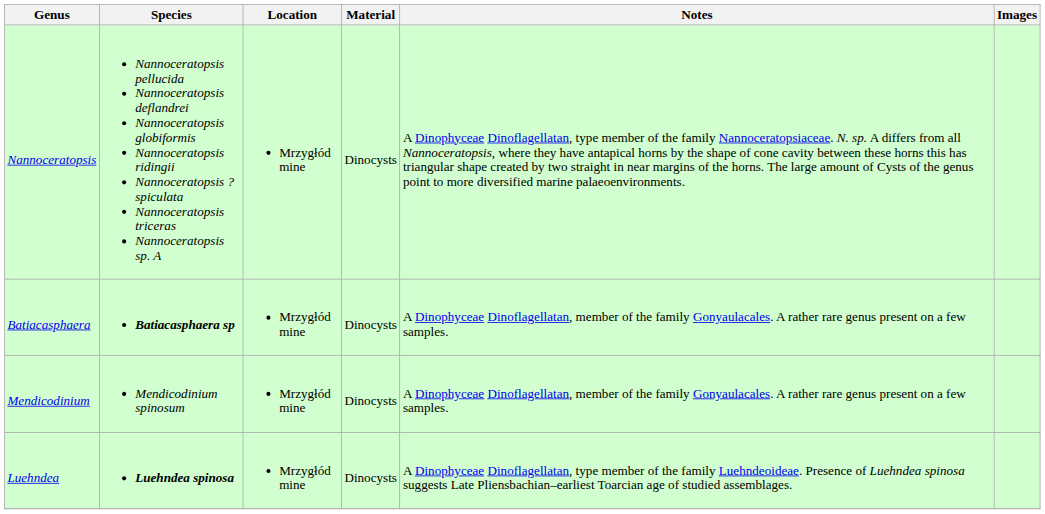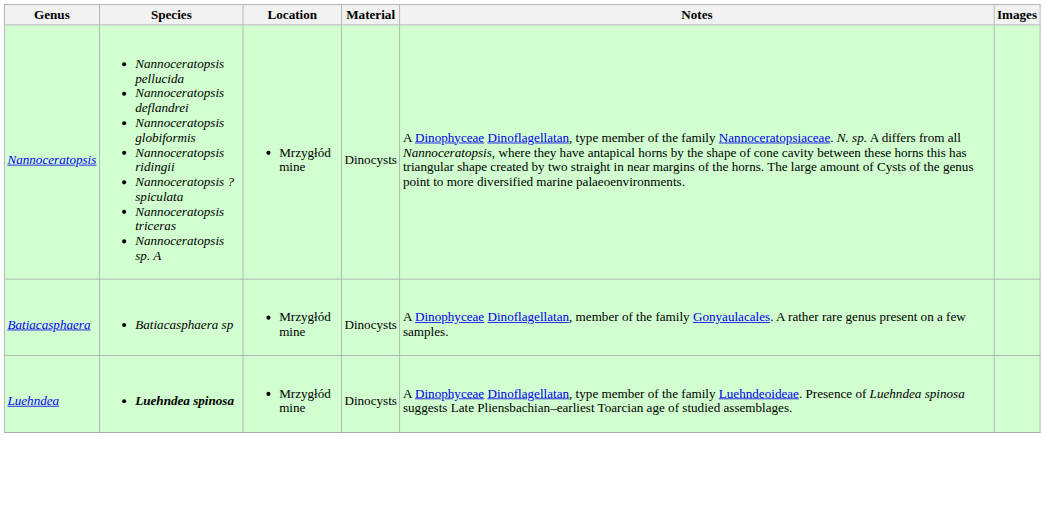(171, 325) bold -> (171, 325) normal
- row: (49, 401)
